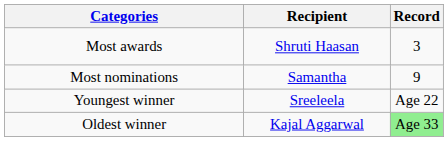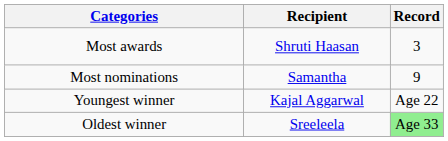(317, 100) Sreeleela -> (317, 100) Kajal Aggarwal
(317, 124) Kajal Aggarwal -> (317, 124) Sreeleela
